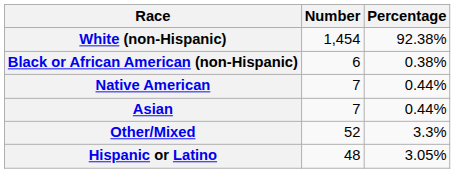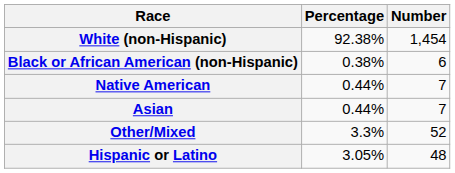columns swapped: (333, 16) <-> (407, 16)
